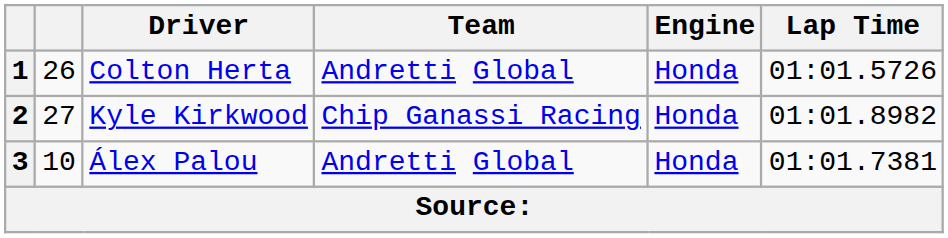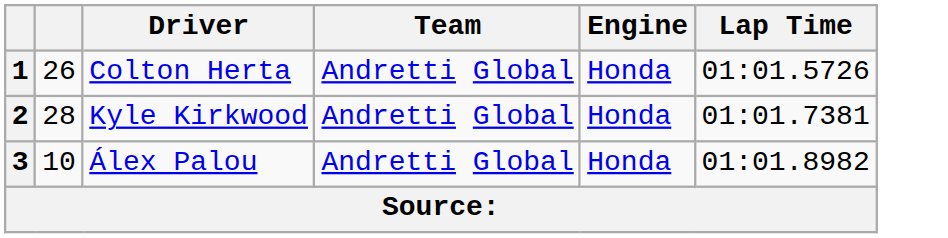(59, 119) 27 -> (59, 119) 28
(481, 119) Chip Ganassi Racing -> (448, 119) Andretti Global
(853, 119) 01:01.8982 -> (786, 119) 01:01.7381
(853, 164) 01:01.7381 -> (786, 164) 01:01.8982
